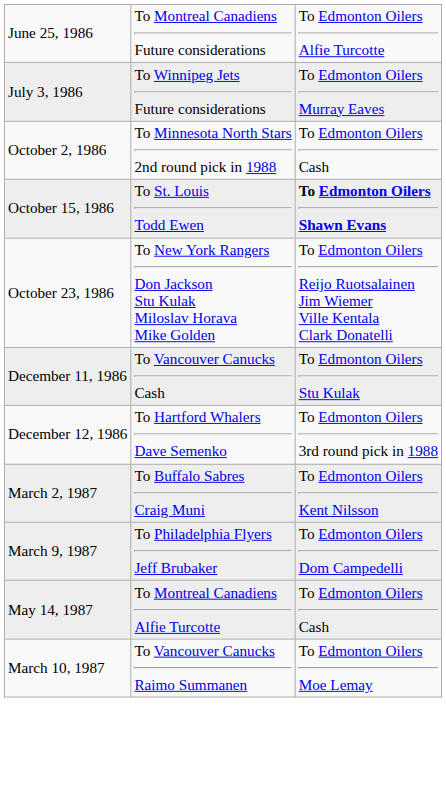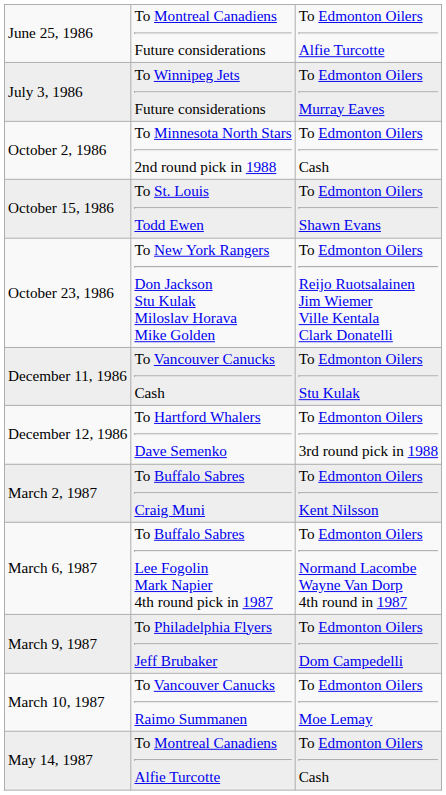(368, 208) bold -> (368, 208) normal
+ row: (53, 568)
rows swapped: (56, 668) <-> (50, 609)
